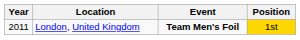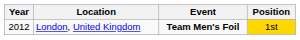(19, 27) 2011 -> (19, 27) 2012
